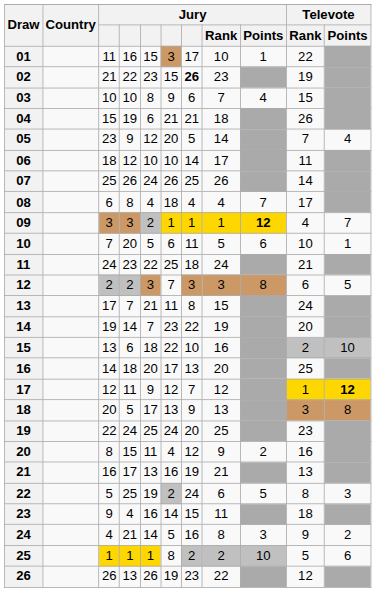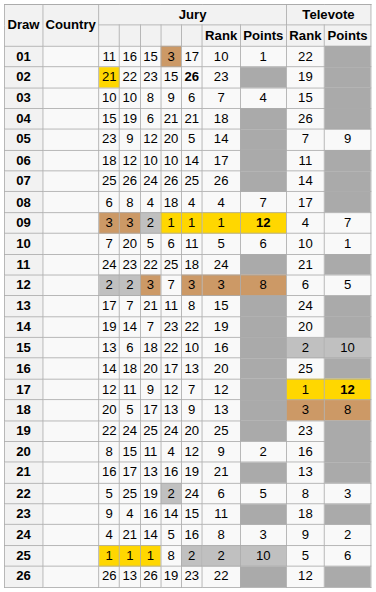(109, 77) no background -> (109, 77) gold background
(348, 139) 4 -> (348, 139) 9
